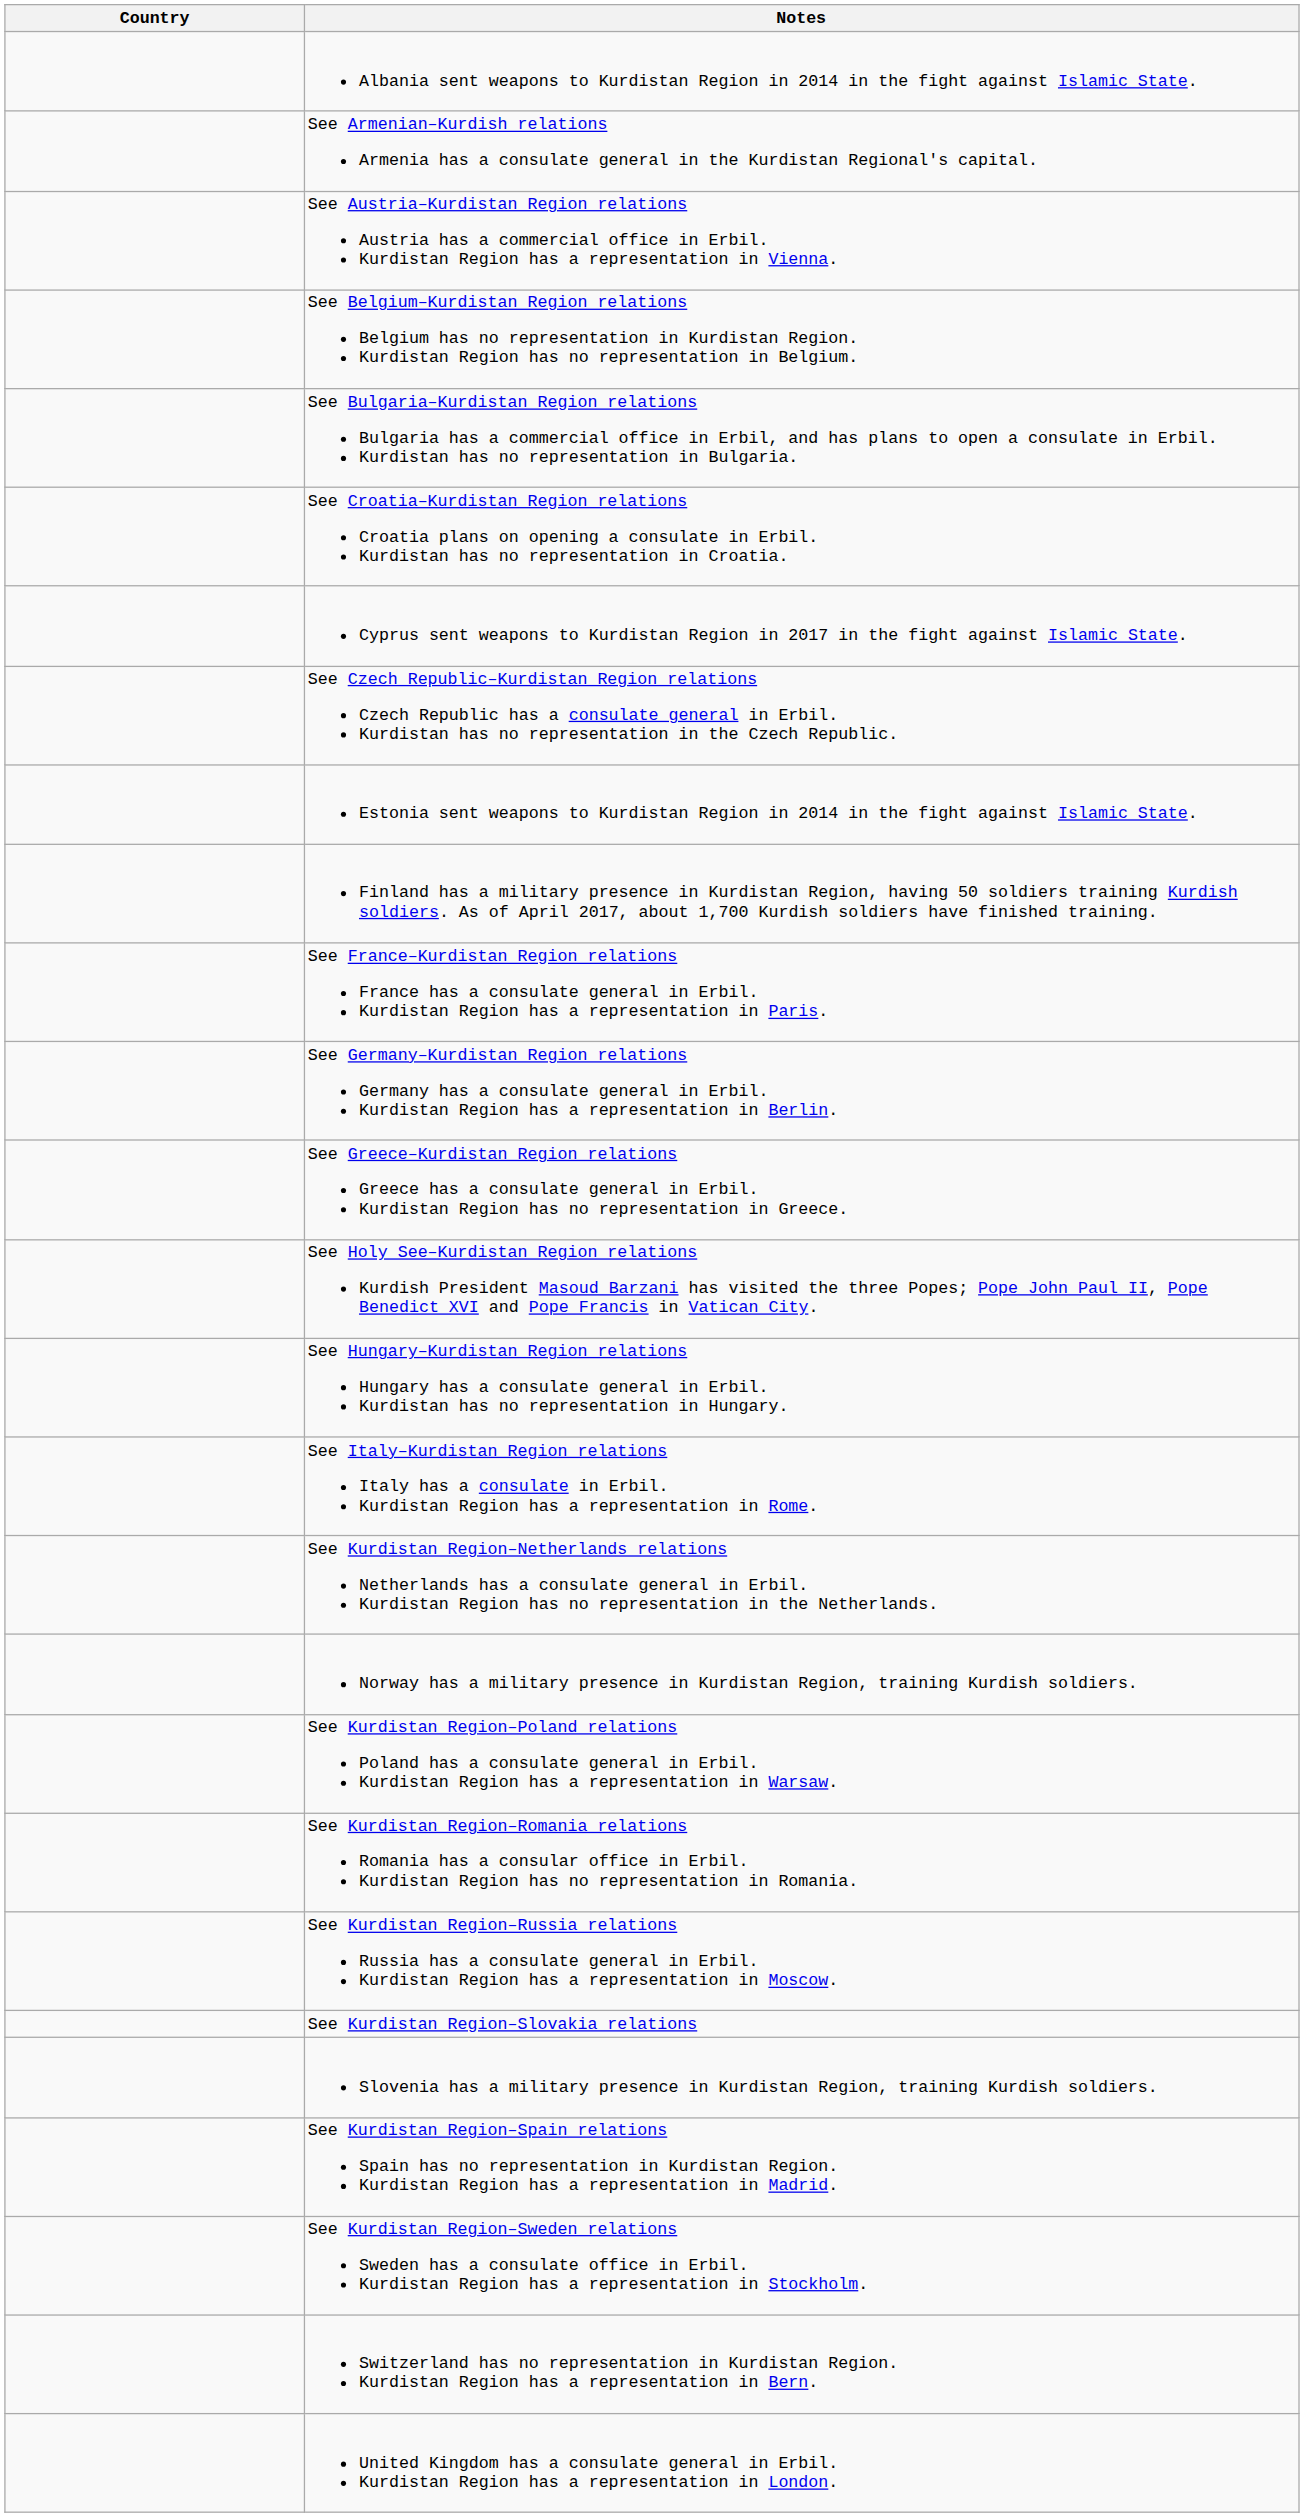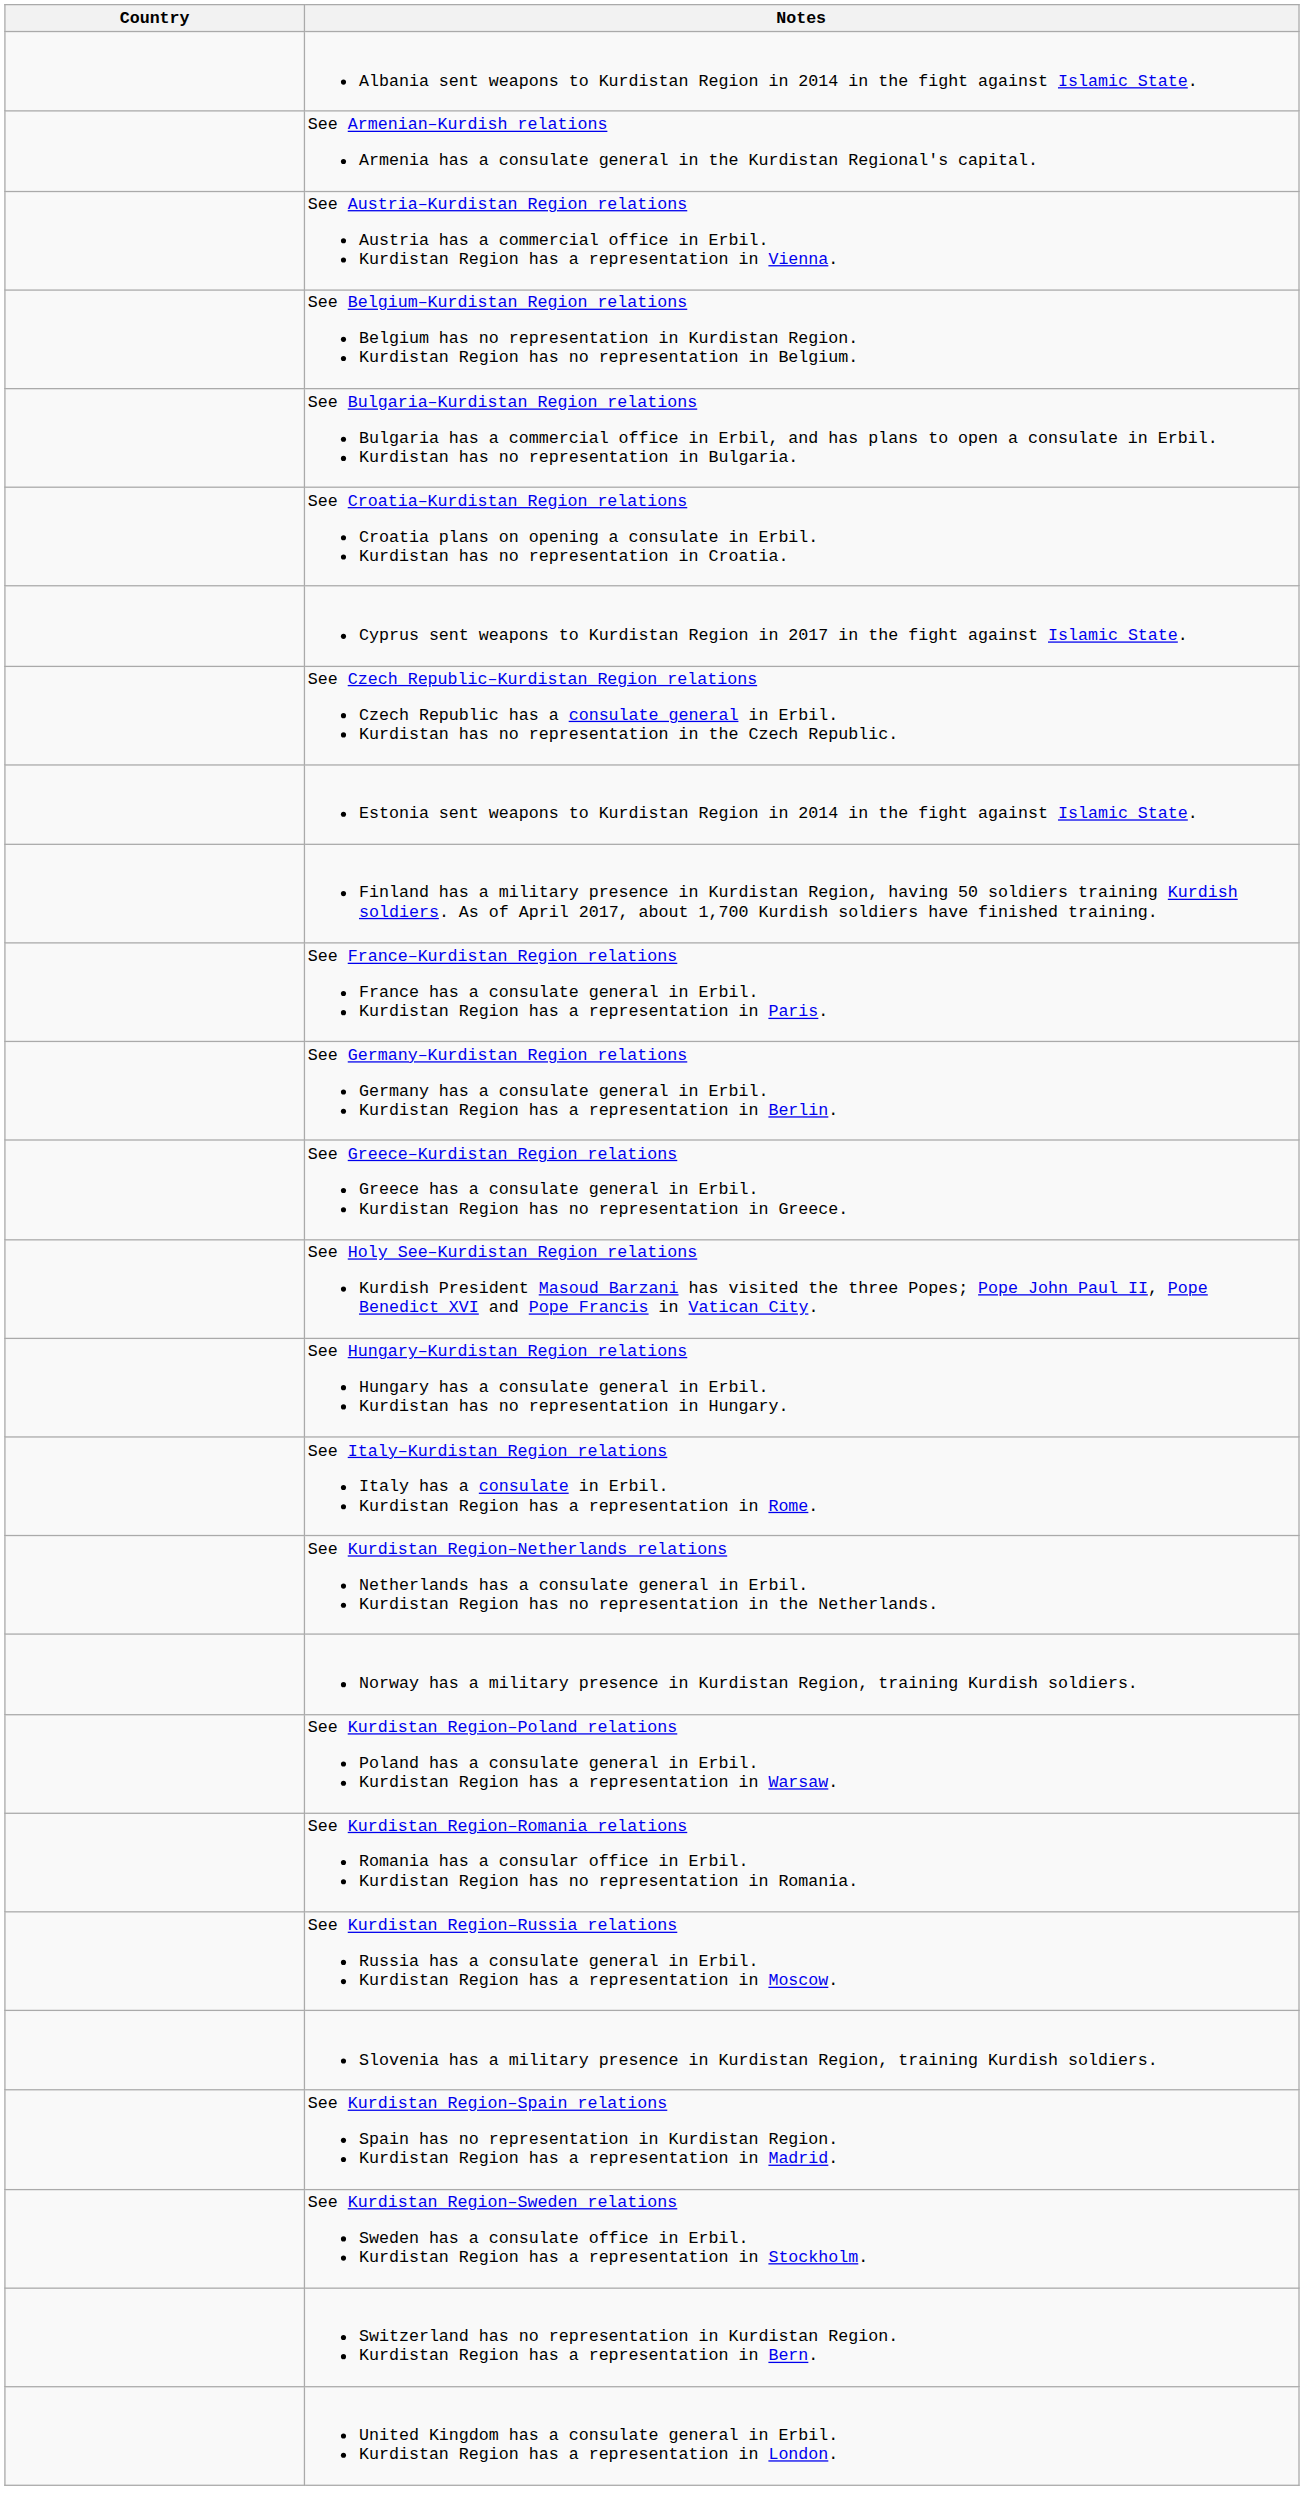- row: (503, 2024)
